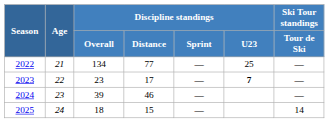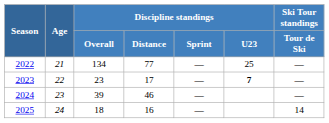(149, 110) 15 -> (149, 110) 16
